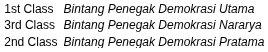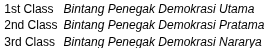rows swapped: (31, 42) <-> (30, 25)
